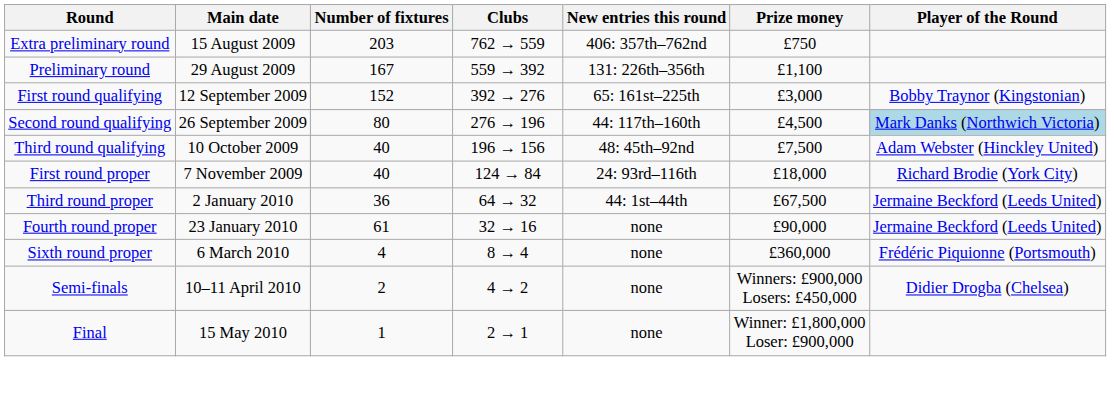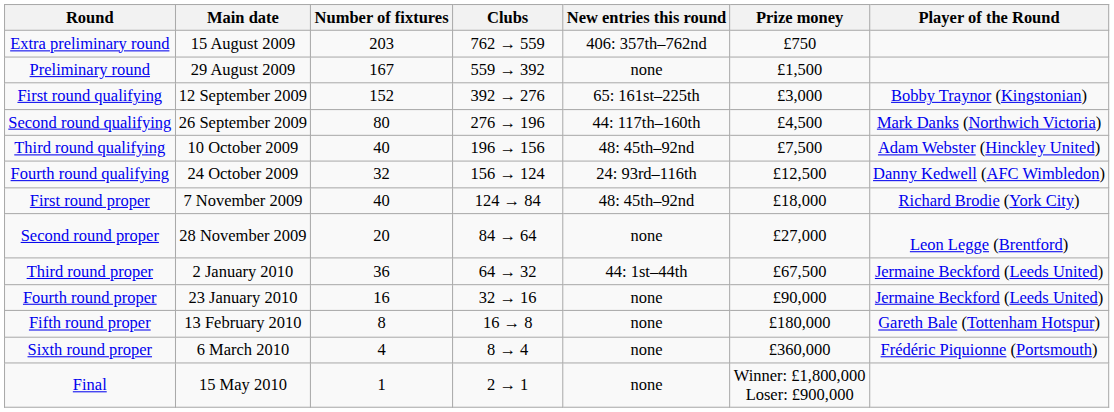(646, 69) 131: 226th–356th -> (647, 69) none
(800, 69) £1,100 -> (800, 69) £1,500
(987, 122) lightblue background -> (989, 122) no background
+ row: (90, 174)
(646, 174) 24: 93rd–116th -> (647, 200) 48: 45th–92nd
+ row: (90, 235)
(382, 226) 61 -> (382, 297) 16
+ row: (90, 323)
- row: (90, 288)
